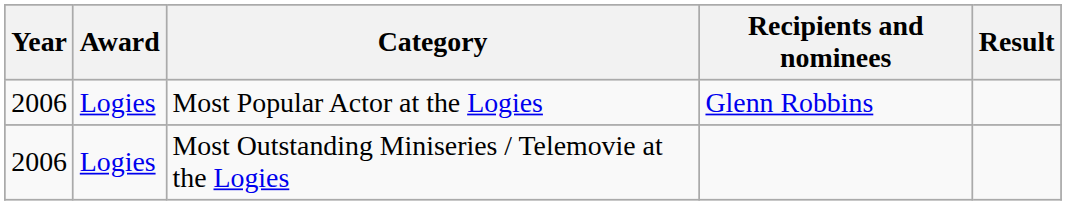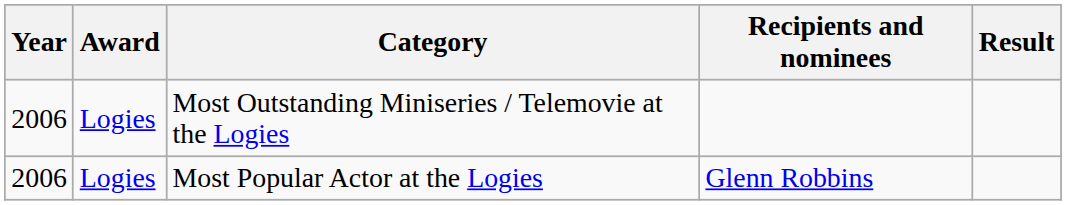rows swapped: (358, 102) <-> (418, 161)
